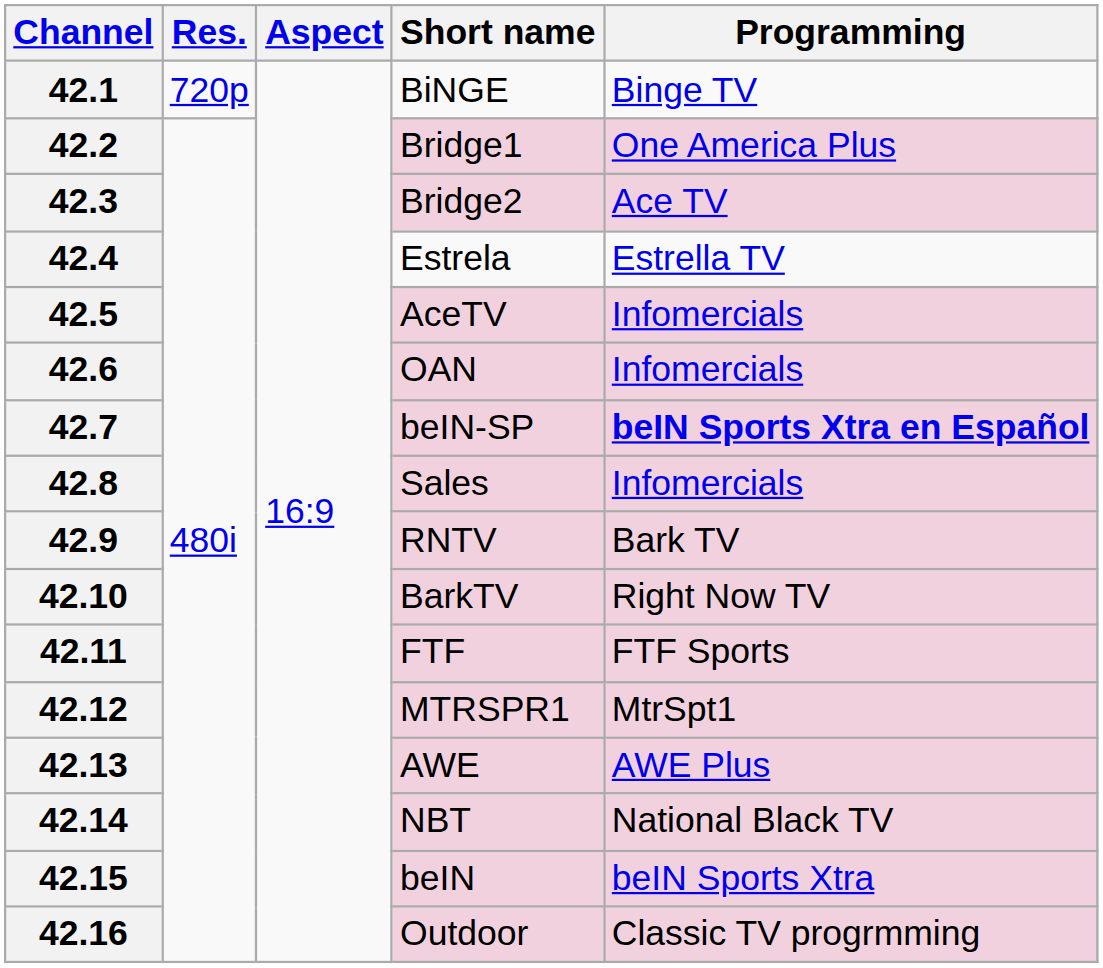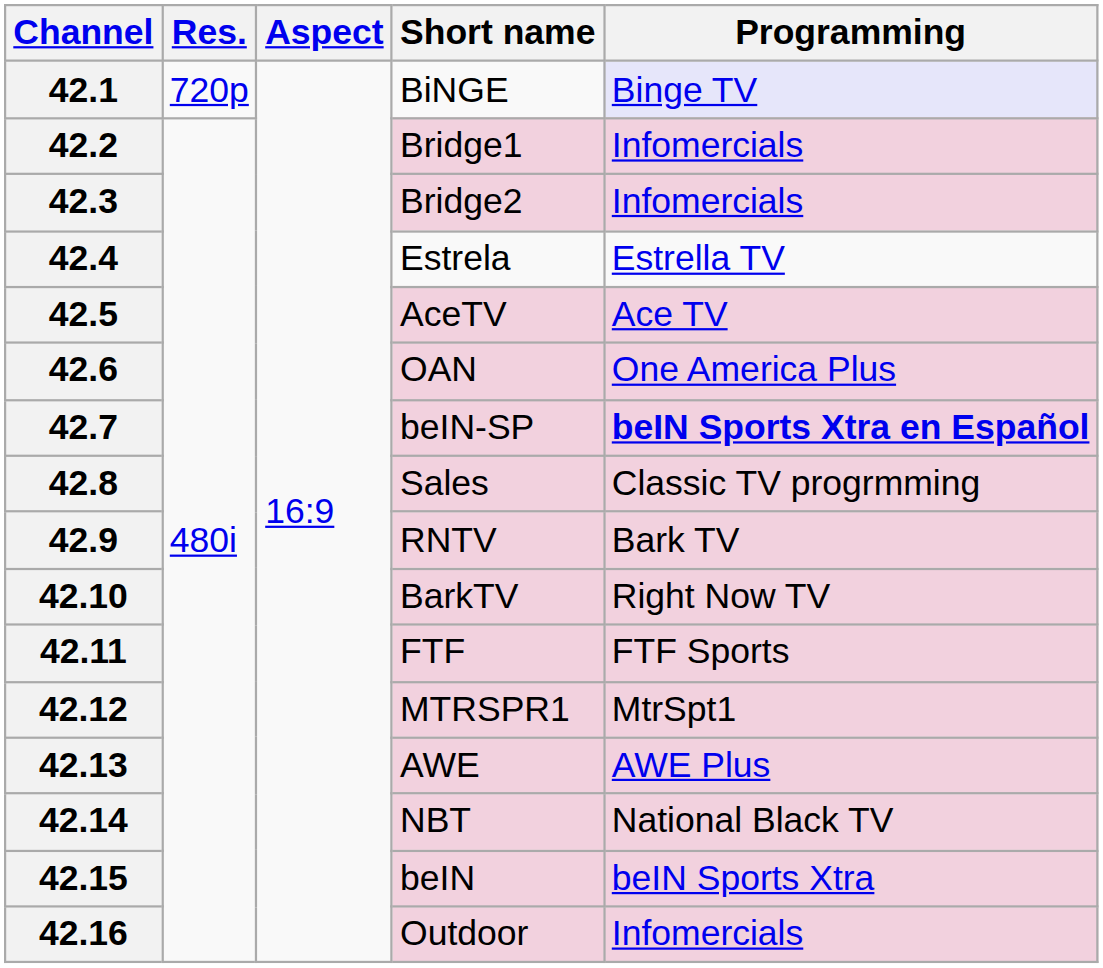(685, 88) no background -> (685, 88) lavender background
(754, 145) One America Plus -> (708, 145) Infomercials
(670, 201) Ace TV -> (708, 201) Infomercials
(708, 314) Infomercials -> (670, 314) Ace TV
(708, 370) Infomercials -> (754, 370) One America Plus
(708, 483) Infomercials -> (796, 483) Classic TV progrmming
(796, 933) Classic TV progrmming -> (708, 933) Infomercials
